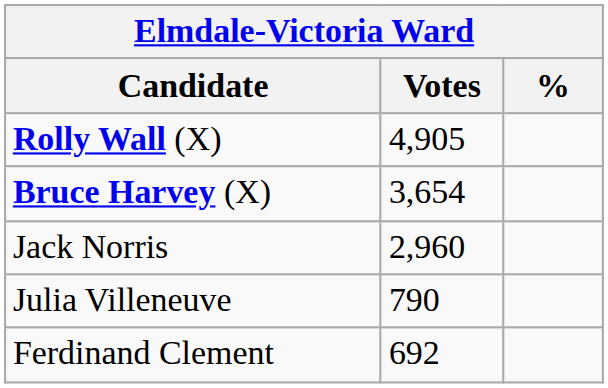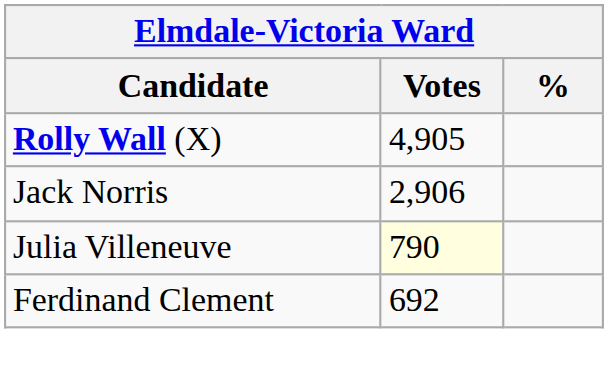- row: (142, 192)
(427, 246) 2,960 -> (427, 192) 2,906
(414, 300) no background -> (414, 246) lightyellow background
